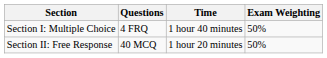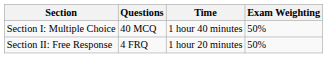(134, 28) 4 FRQ -> (138, 28) 40 MCQ
(138, 45) 40 MCQ -> (134, 45) 4 FRQ
